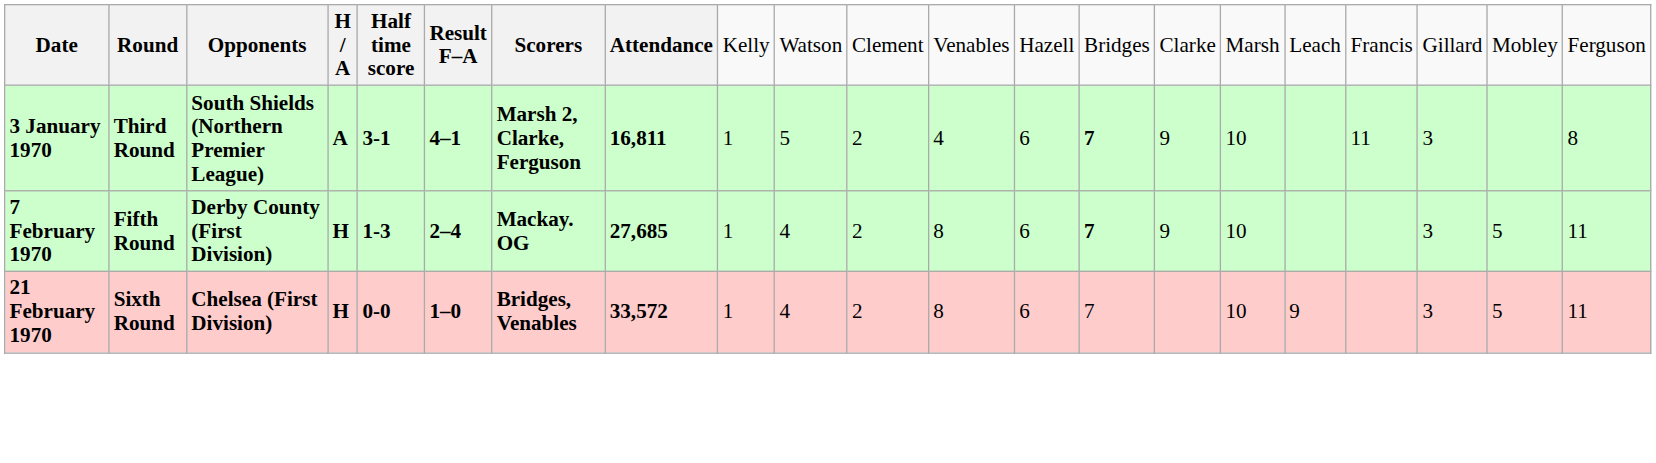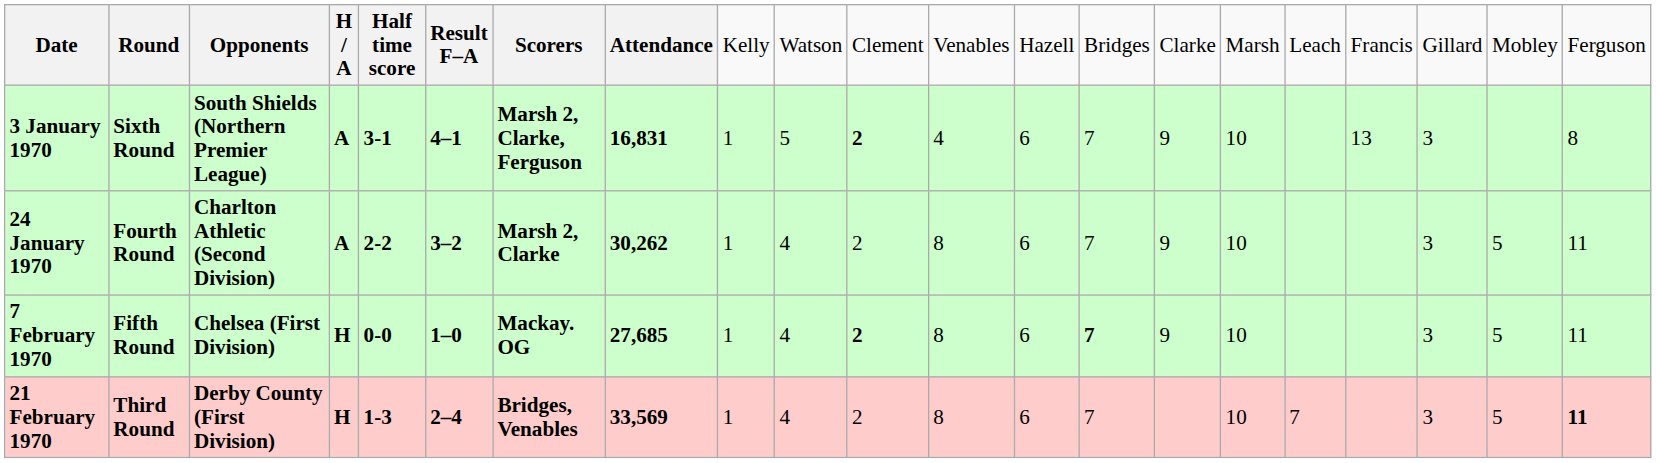(144, 137) Third Round -> (144, 137) Sixth Round
(638, 137) 16,811 -> (639, 137) 16,831
(857, 137) normal -> (857, 137) bold
(1089, 137) bold -> (1089, 137) normal
(1361, 137) 11 -> (1361, 137) 13
+ row: (47, 242)
(256, 230) Derby County (First Division) -> (257, 335) Chelsea (First Division)
(376, 230) 1-3 -> (378, 335) 0-0
(445, 230) 2–4 -> (446, 335) 1–0
(857, 230) normal -> (857, 335) bold
(144, 311) Sixth Round -> (144, 416) Third Round
(254, 311) Chelsea (First Division) -> (258, 416) Derby County (First Division)
(376, 311) 0-0 -> (378, 416) 1-3
(445, 311) 1–0 -> (446, 416) 2–4
(639, 311) 33,572 -> (639, 416) 33,569
(1295, 311) 9 -> (1295, 416) 7
(1578, 311) normal -> (1578, 416) bold
